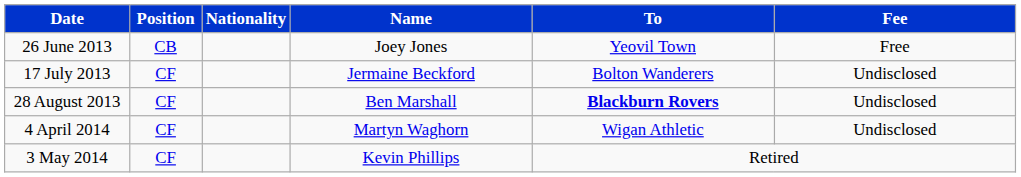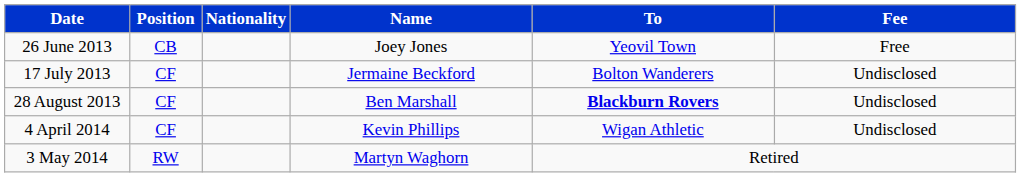(411, 129) Martyn Waghorn -> (411, 129) Kevin Phillips
(166, 157) CF -> (166, 157) RW
(411, 157) Kevin Phillips -> (411, 157) Martyn Waghorn
